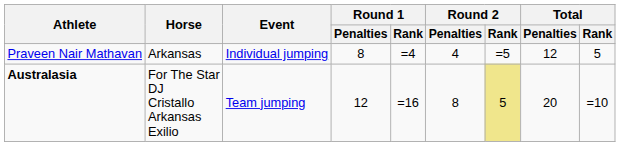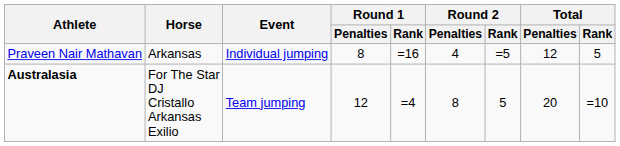(408, 54) =4 -> (408, 54) =16
(408, 103) =16 -> (408, 103) =4
(503, 103) khaki background -> (503, 103) no background
